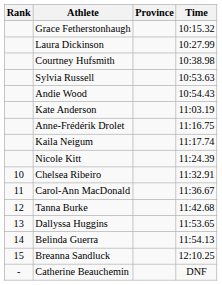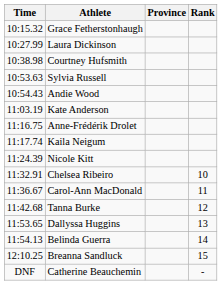columns swapped: (19, 12) <-> (197, 12)
